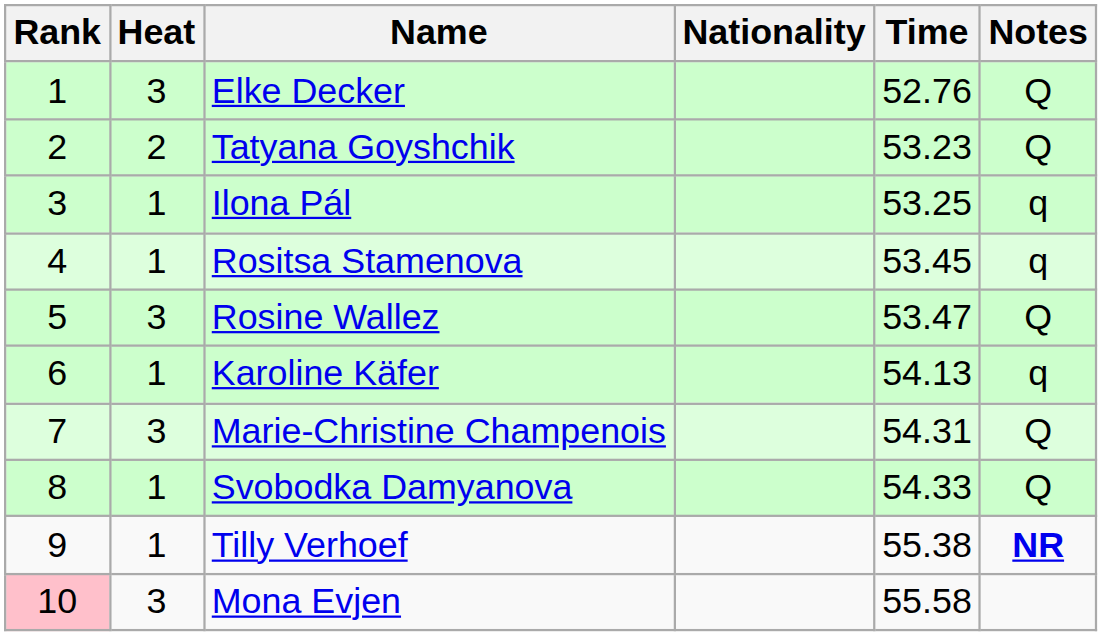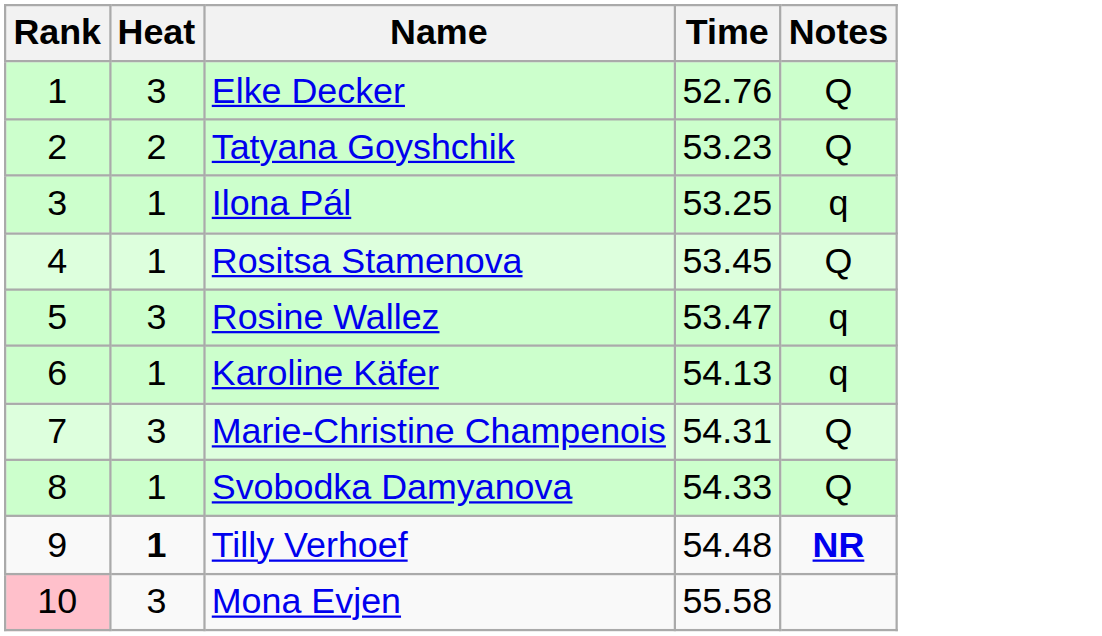- column: (774, 32)
(1038, 260) q -> (838, 260) Q
(1038, 317) Q -> (838, 317) q
(156, 544) normal -> (156, 544) bold
(927, 544) 55.38 -> (727, 544) 54.48
